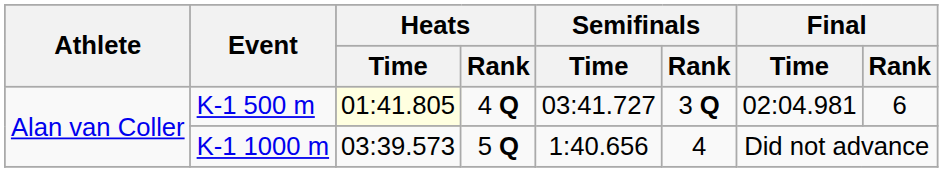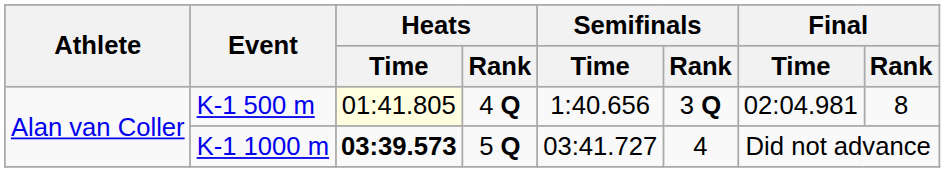(599, 107) 03:41.727 -> (600, 107) 1:40.656
(900, 107) 6 -> (901, 107) 8
(398, 147) normal -> (399, 147) bold
(599, 147) 1:40.656 -> (600, 147) 03:41.727
